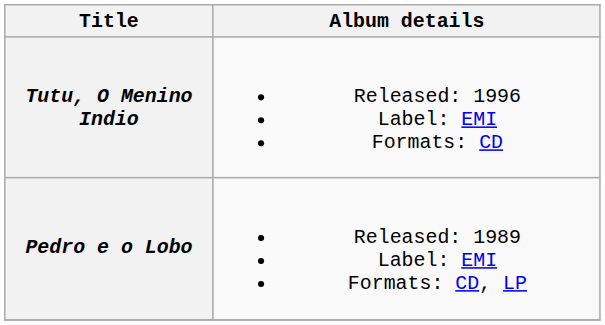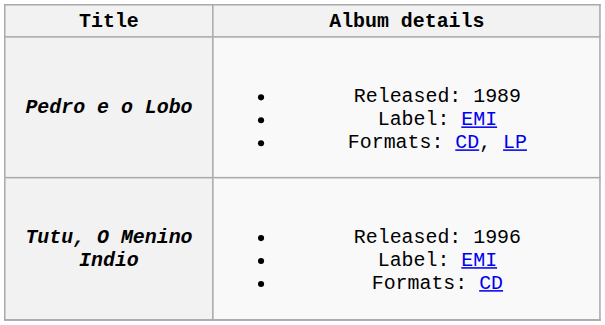rows swapped: (109, 249) <-> (109, 108)
